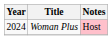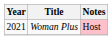(16, 27) 2024 -> (16, 27) 2021
